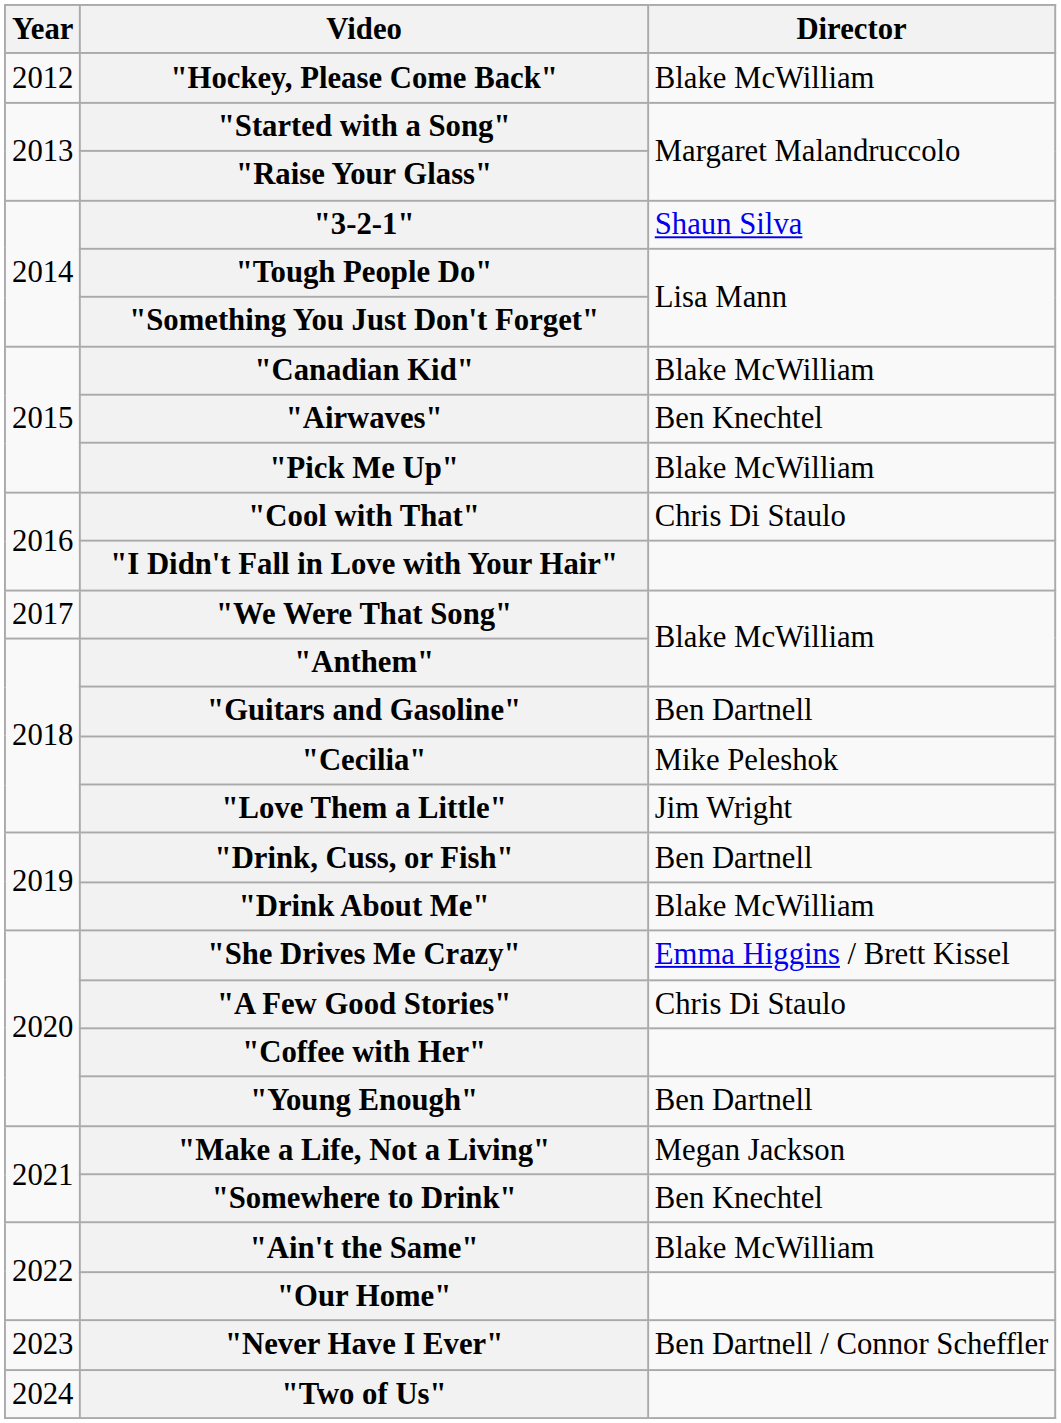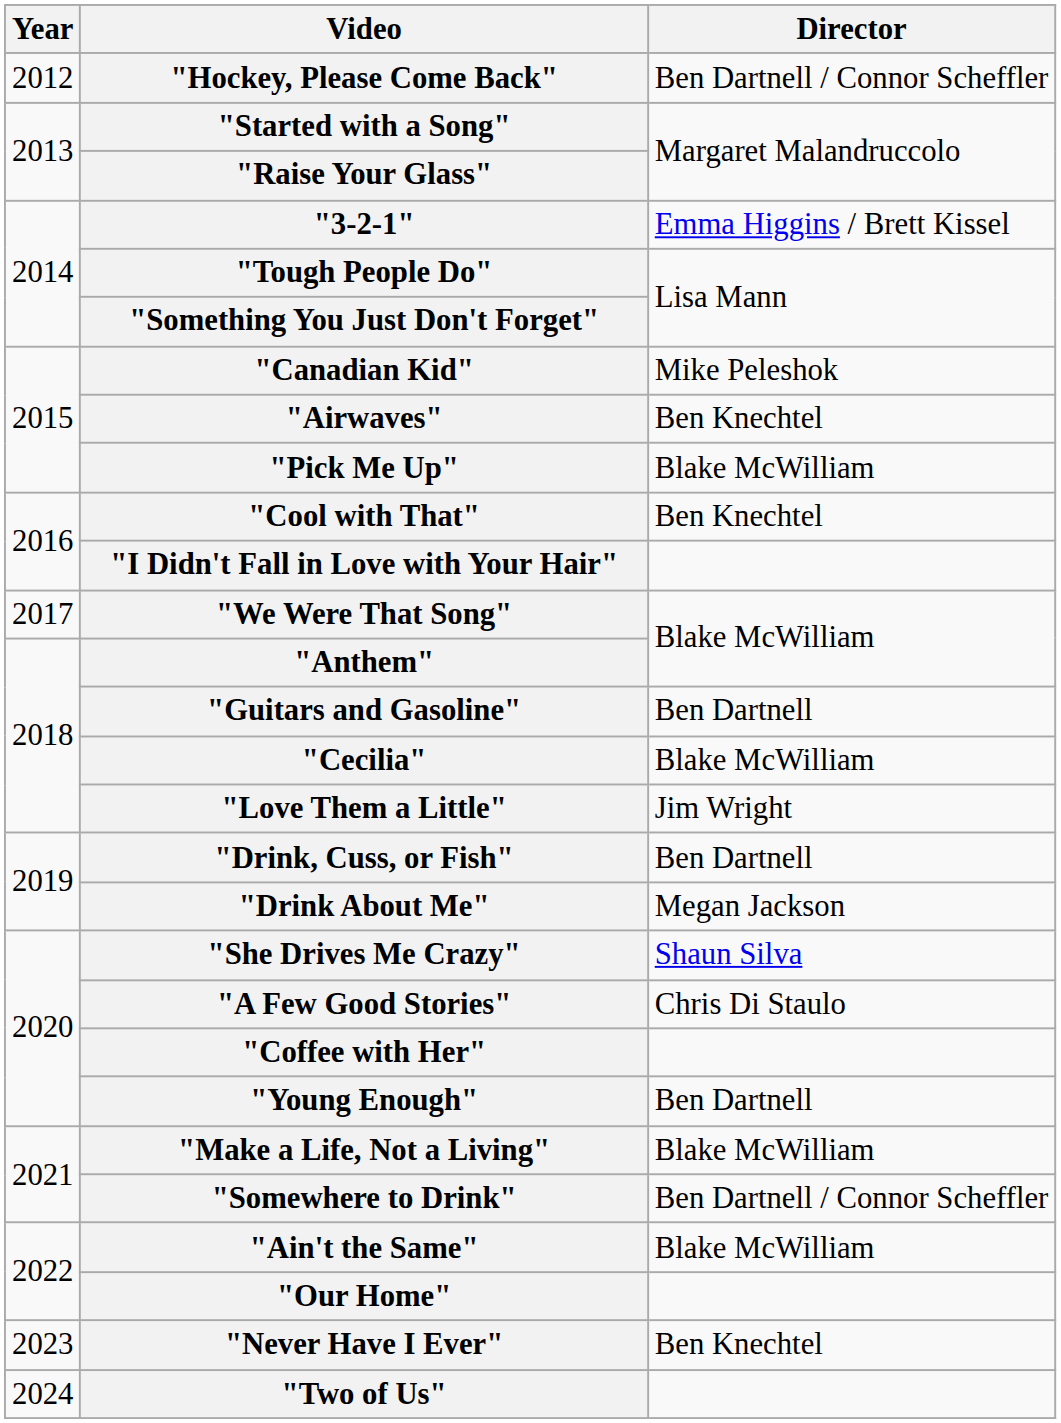(765, 77) Blake McWilliam -> (852, 77) Ben Dartnell / Connor Scheffler
(729, 223) Shaun Silva -> (832, 223) Emma Higgins / Brett Kissel
(765, 369) Blake McWilliam -> (746, 369) Mike Peleshok
(750, 516) Chris Di Staulo -> (739, 516) Ben Knechtel
(746, 759) Mike Peleshok -> (765, 759) Blake McWilliam
(765, 905) Blake McWilliam -> (750, 905) Megan Jackson
(832, 954) Emma Higgins / Brett Kissel -> (729, 954) Shaun Silva
(750, 1149) Megan Jackson -> (765, 1149) Blake McWilliam
(739, 1198) Ben Knechtel -> (852, 1198) Ben Dartnell / Connor Scheffler
(852, 1344) Ben Dartnell / Connor Scheffler -> (739, 1344) Ben Knechtel
